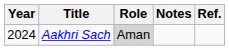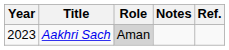(22, 34) 2024 -> (22, 34) 2023
